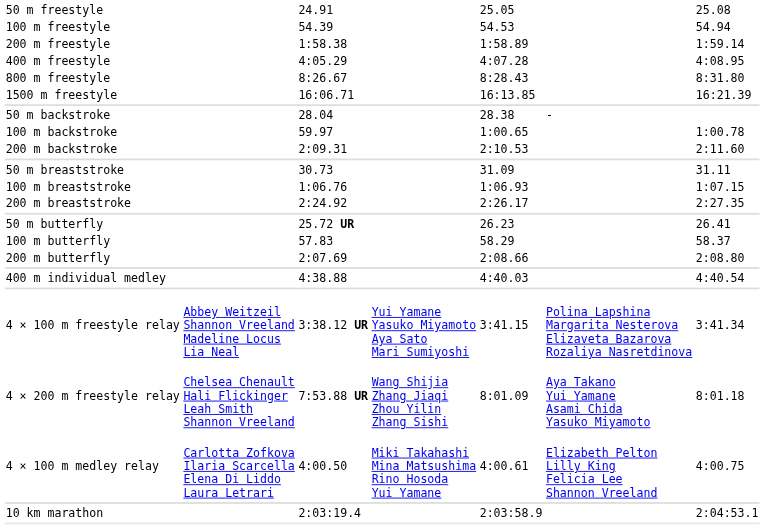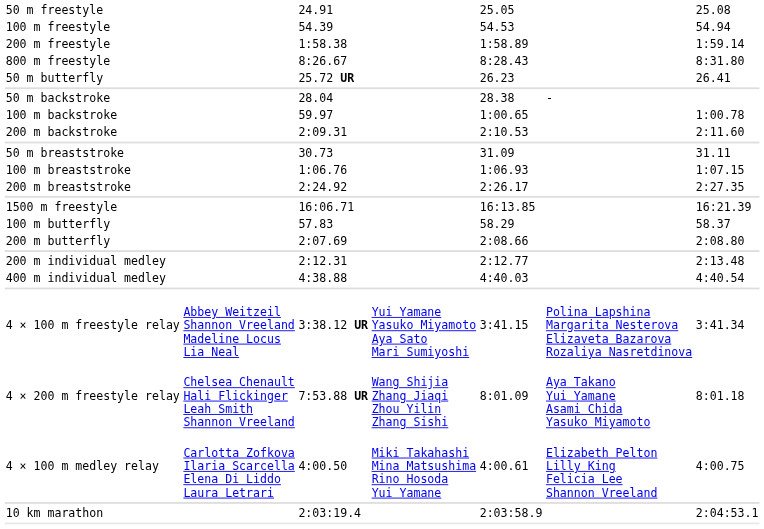- row: (58, 61)
rows swapped: (61, 95) <-> (54, 224)
+ row: (86, 261)
